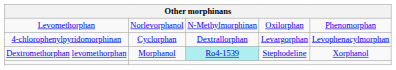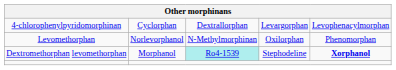rows swapped: (66, 39) <-> (66, 25)
(351, 54) normal -> (351, 54) bold
